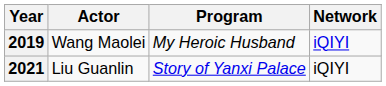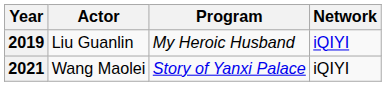(98, 42) Wang Maolei -> (93, 42) Liu Guanlin
(93, 68) Liu Guanlin -> (98, 68) Wang Maolei
